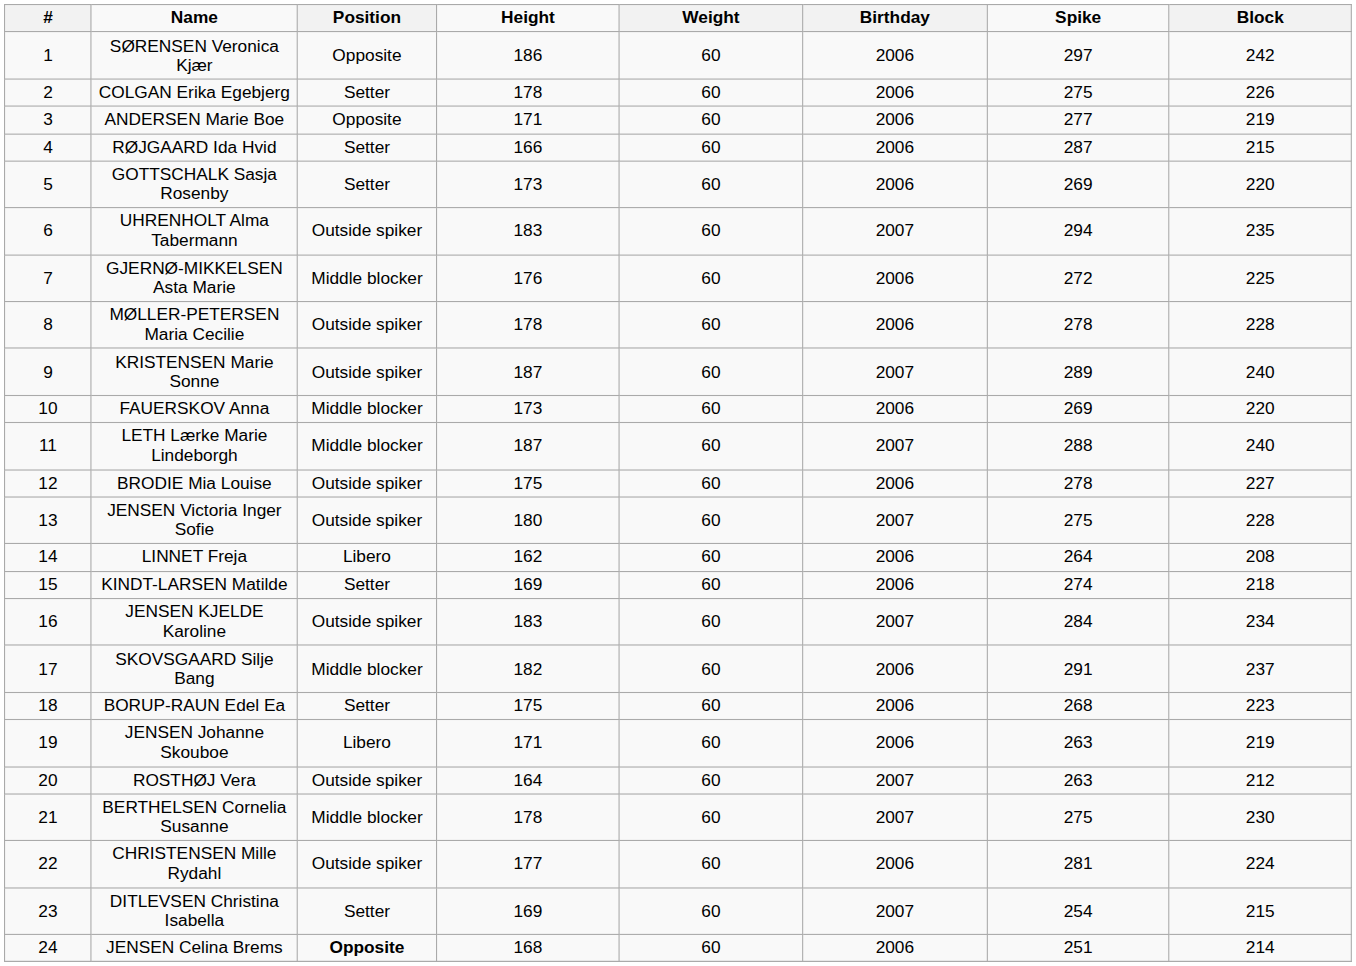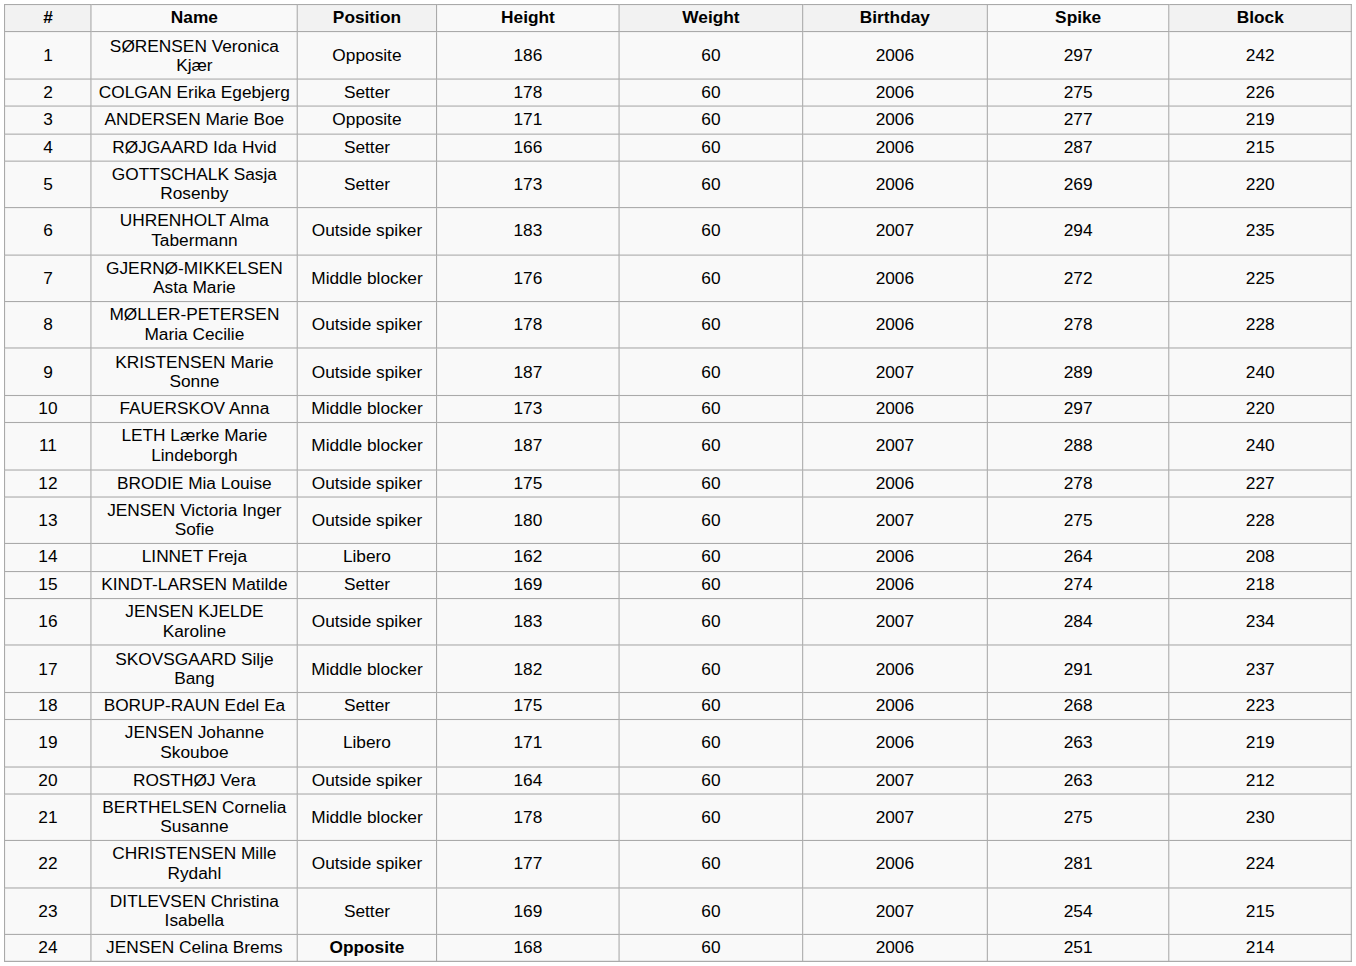(1078, 408) 269 -> (1078, 408) 297
